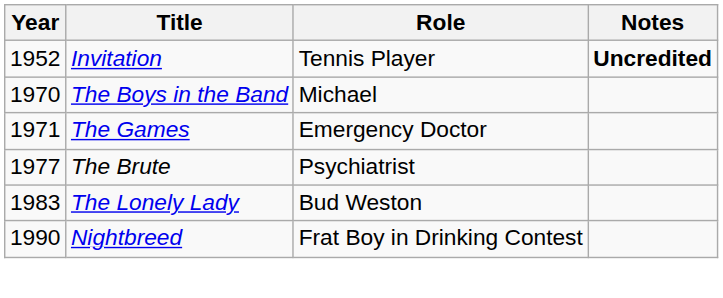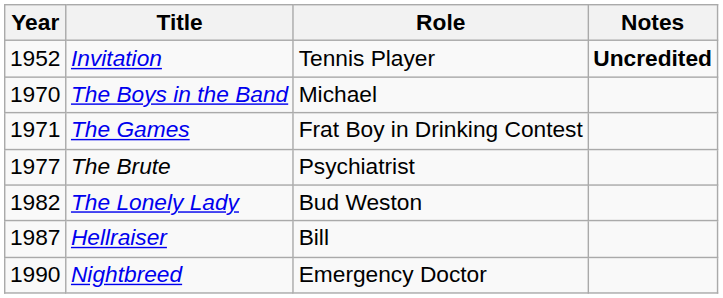(393, 130) Emergency Doctor -> (441, 130) Frat Boy in Drinking Contest
(35, 202) 1983 -> (35, 202) 1982
+ row: (119, 238)
(441, 238) Frat Boy in Drinking Contest -> (393, 274) Emergency Doctor
